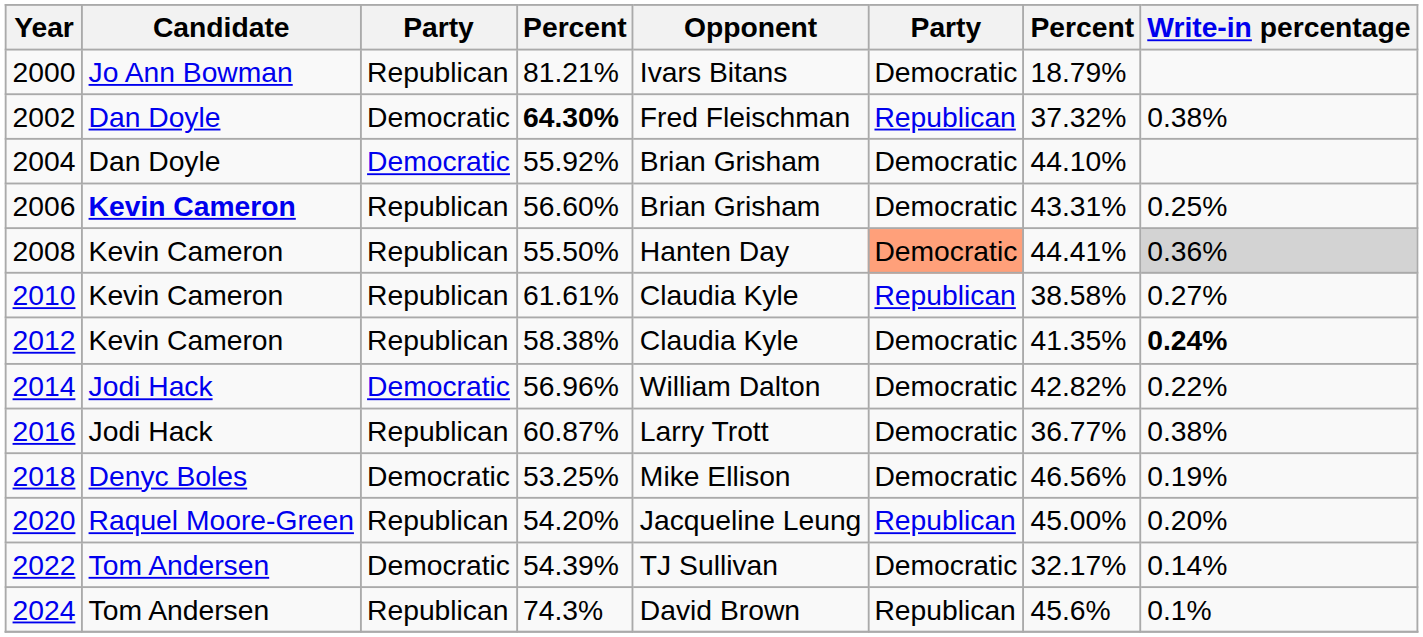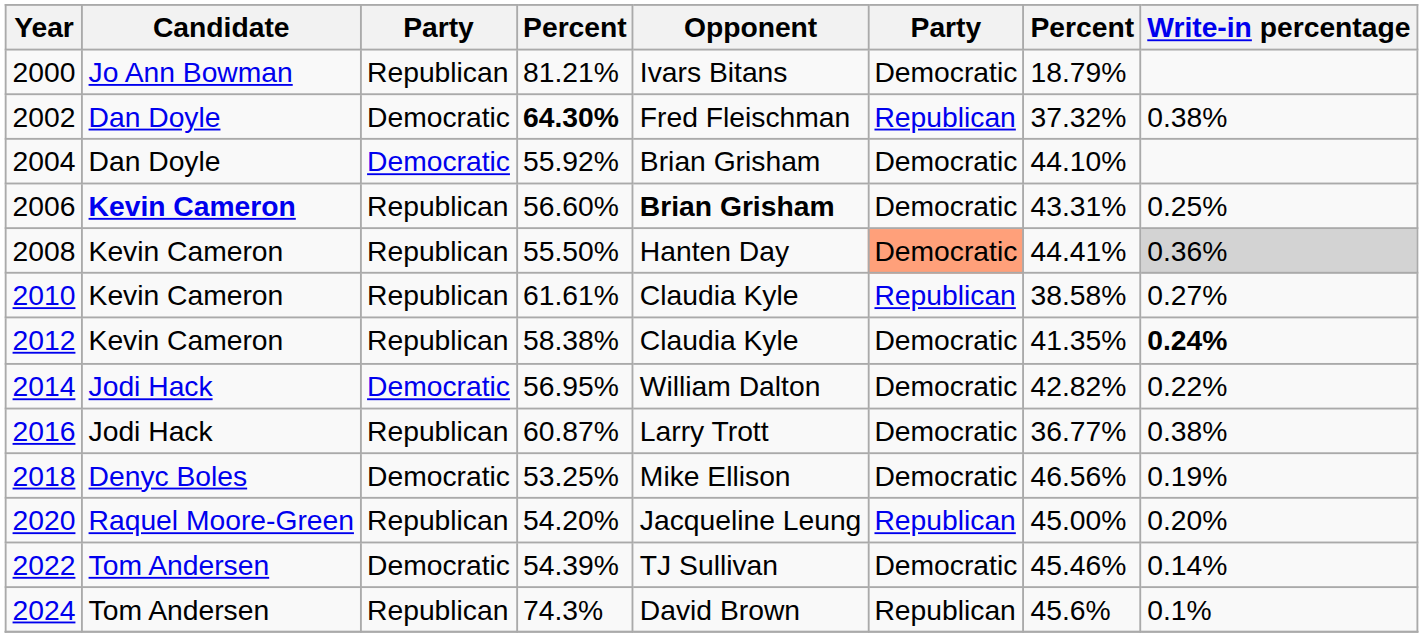(730, 206) normal -> (737, 206) bold
(571, 385) 56.96% -> (571, 385) 56.95%
(1078, 564) 32.17% -> (1078, 564) 45.46%
